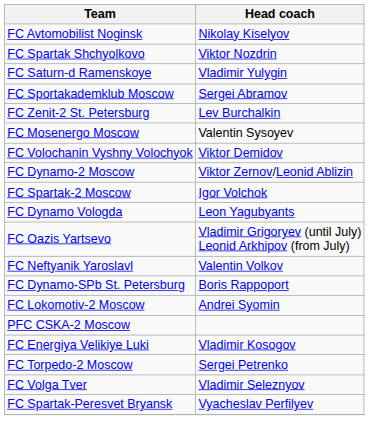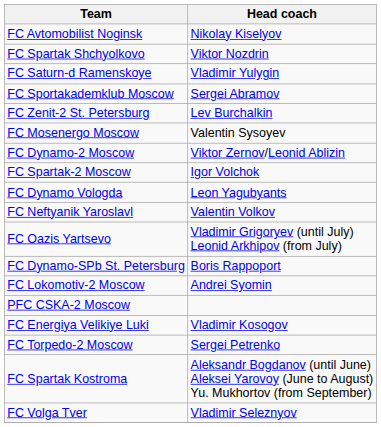- row: (100, 152)
rows swapped: (70, 265) <-> (59, 239)
+ row: (67, 378)
- row: (90, 404)
